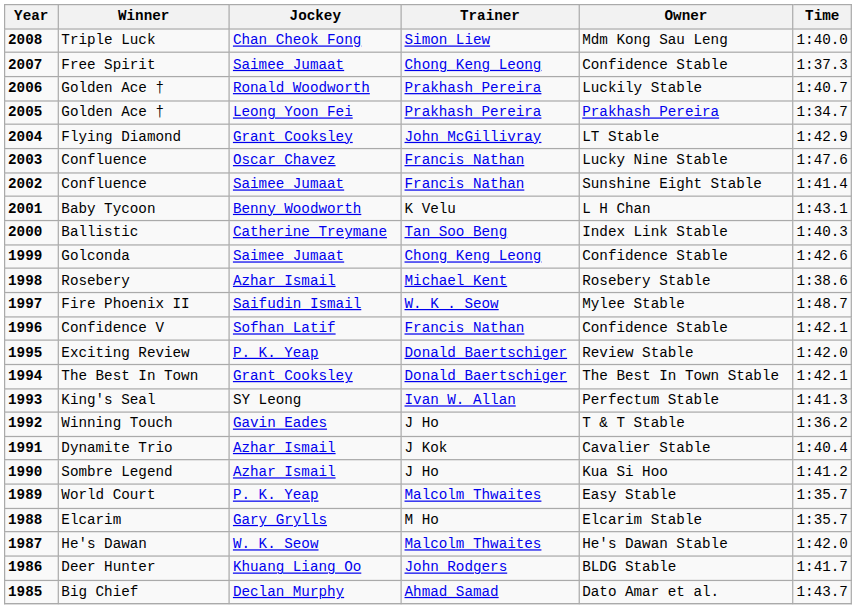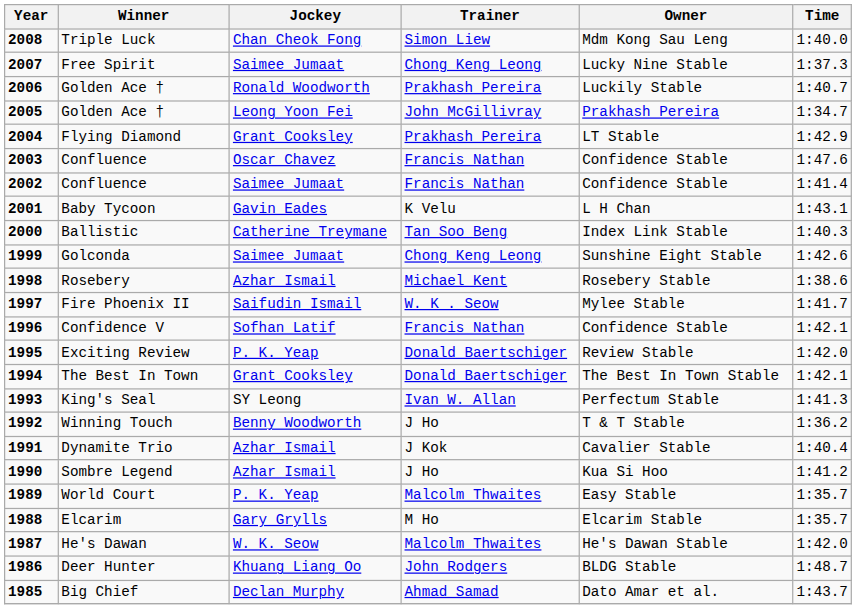(655, 64) Confidence Stable -> (655, 64) Lucky Nine Stable
(473, 112) Prakhash Pereira -> (473, 112) John McGillivray
(473, 136) John McGillivray -> (473, 136) Prakhash Pereira
(655, 160) Lucky Nine Stable -> (655, 160) Confidence Stable
(672, 184) Sunshine Eight Stable -> (655, 184) Confidence Stable
(297, 208) Benny Woodworth -> (280, 208) Gavin Eades
(655, 256) Confidence Stable -> (672, 256) Sunshine Eight Stable
(822, 304) 1:48.7 -> (822, 304) 1:41.7
(280, 424) Gavin Eades -> (297, 424) Benny Woodworth
(822, 568) 1:41.7 -> (822, 568) 1:48.7
